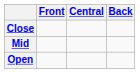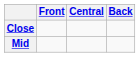- row: (20, 60)
